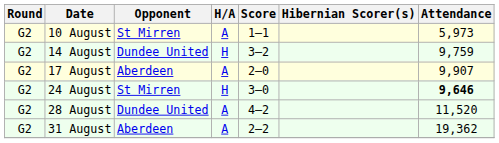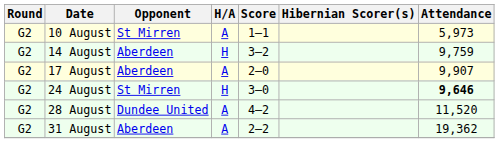(163, 52) Dundee United -> (145, 52) Aberdeen
